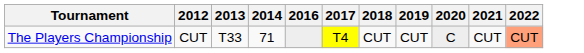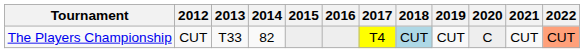+ column: (304, 15)
(267, 37) 71 -> (267, 37) 82
(377, 37) no background -> (414, 37) lightblue background
